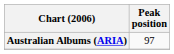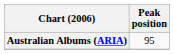(149, 40) 97 -> (149, 40) 95
